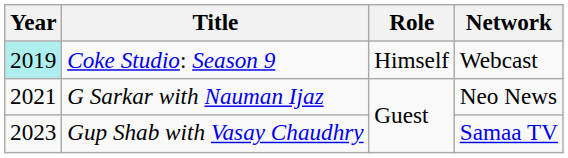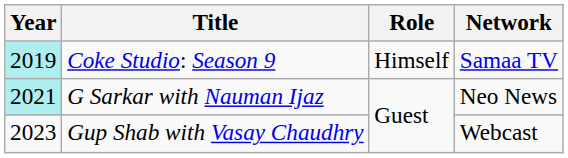(499, 59) Webcast -> (509, 59) Samaa TV
(33, 96) no background -> (33, 96) paleturquoise background
(509, 133) Samaa TV -> (499, 133) Webcast
